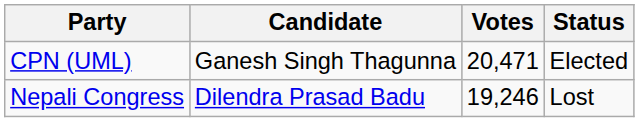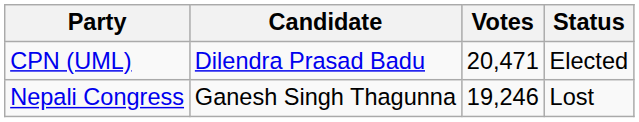(325, 60) Ganesh Singh Thagunna -> (310, 60) Dilendra Prasad Badu
(310, 97) Dilendra Prasad Badu -> (325, 97) Ganesh Singh Thagunna
